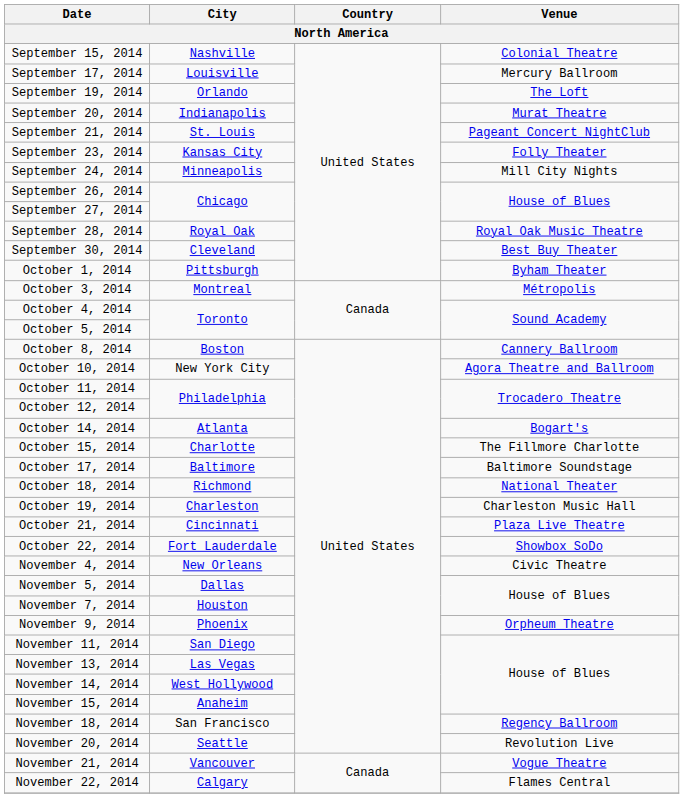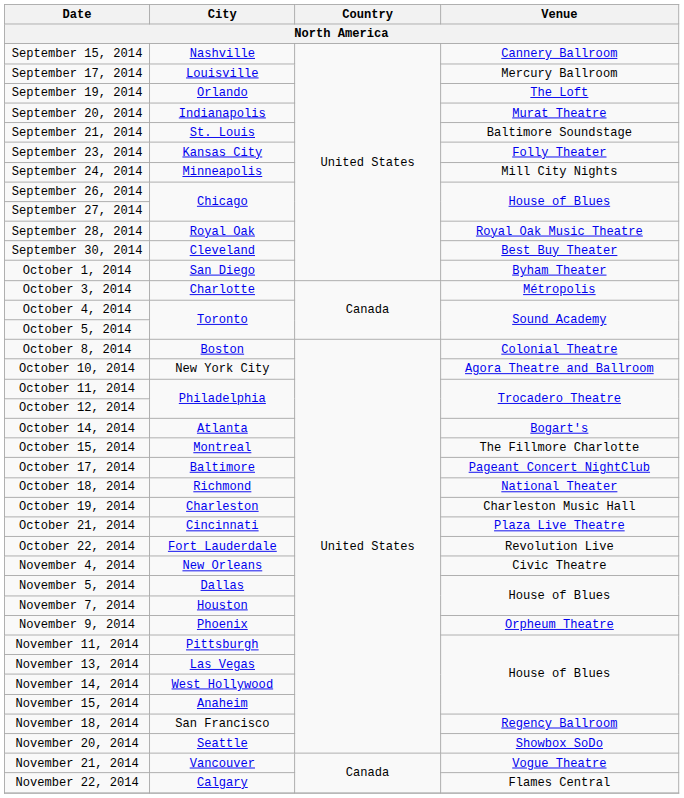(559, 54) Colonial Theatre -> (559, 54) Cannery Ballroom
(559, 133) Pageant Concert NightClub -> (559, 133) Baltimore Soundstage
(222, 270) Pittsburgh -> (222, 270) San Diego
(222, 290) Montreal -> (222, 290) Charlotte
(559, 349) Cannery Ballroom -> (559, 349) Colonial Theatre
(222, 448) Charlotte -> (222, 448) Montreal
(559, 468) Baltimore Soundstage -> (559, 468) Pageant Concert NightClub
(559, 546) Showbox SoDo -> (559, 546) Revolution Live
(222, 645) San Diego -> (222, 645) Pittsburgh
(559, 743) Revolution Live -> (559, 743) Showbox SoDo
